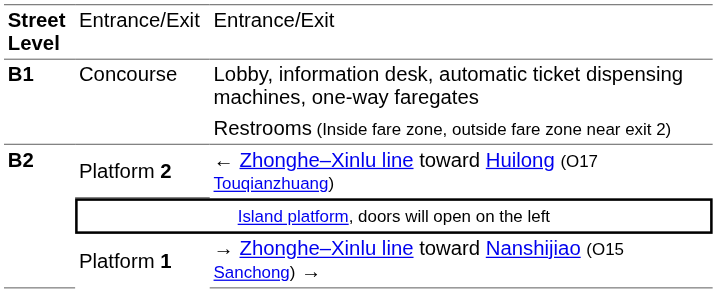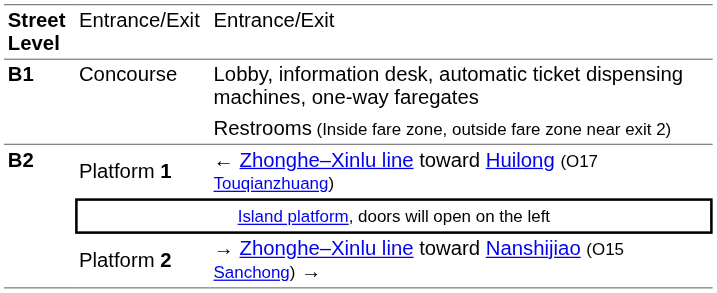(125, 170) Platform 2 -> (125, 171) Platform 1
(125, 261) Platform 1 -> (125, 260) Platform 2
